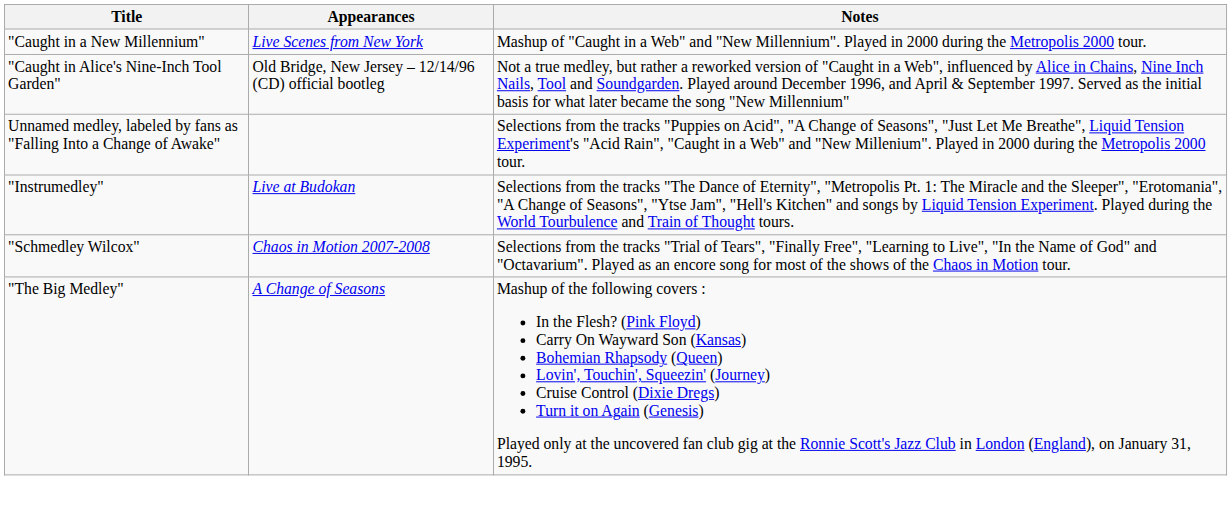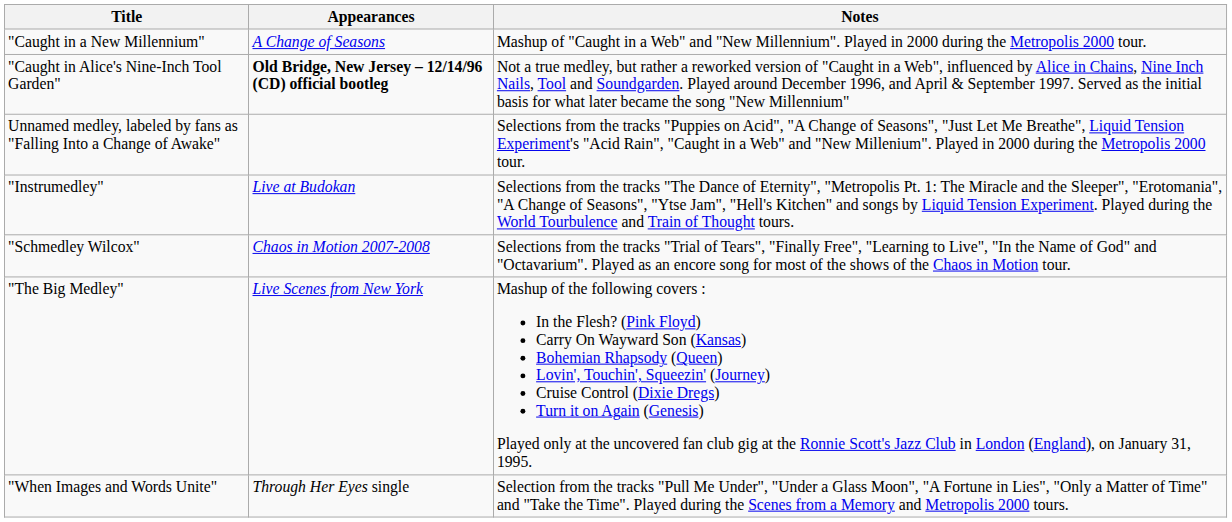(338, 41) Live Scenes from New York -> (319, 41) A Change of Seasons
(364, 75) normal -> (367, 75) bold
(319, 289) A Change of Seasons -> (338, 289) Live Scenes from New York
+ row: (113, 486)
